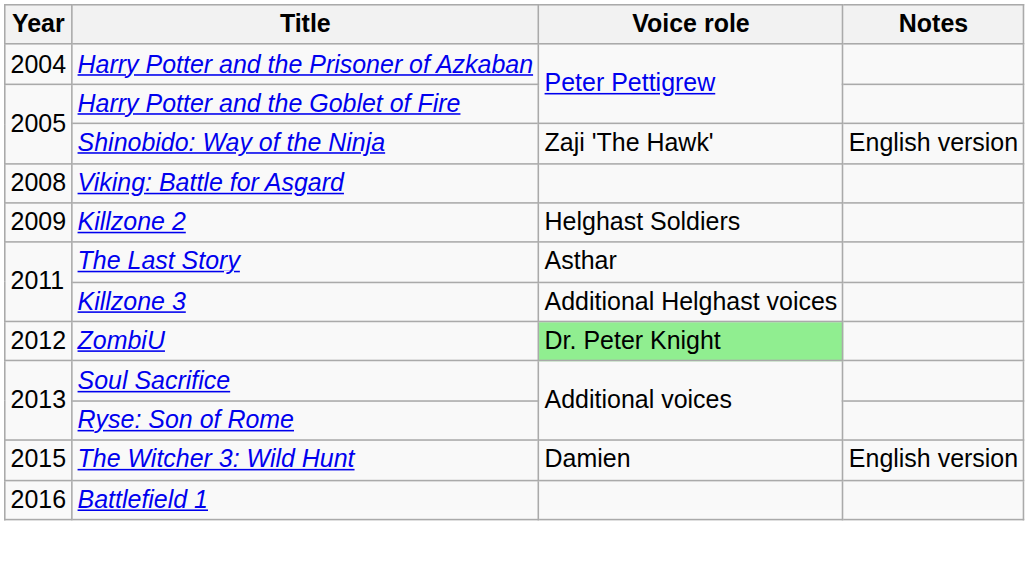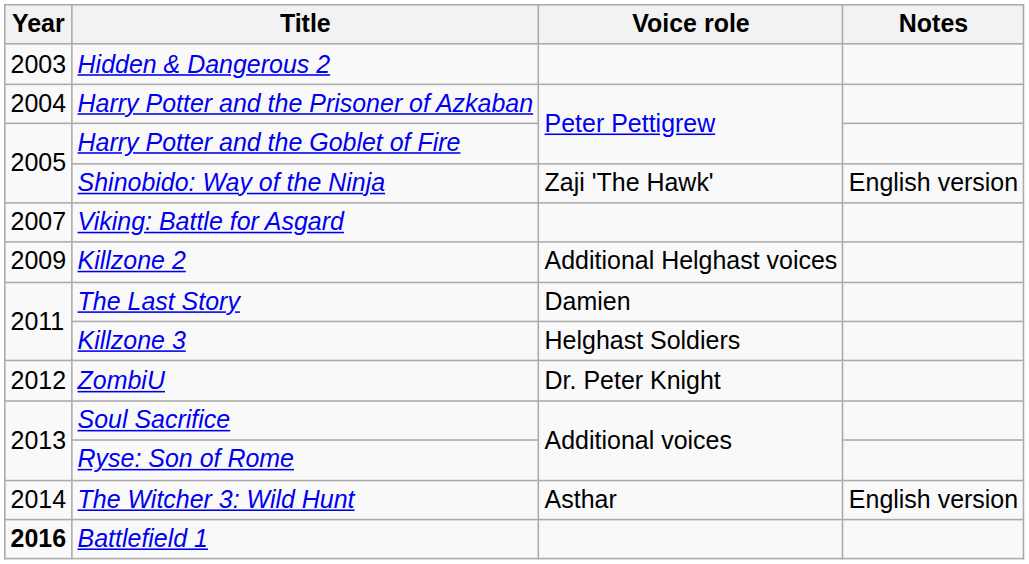+ row: (204, 63)
(38, 182) 2008 -> (38, 222) 2007
(642, 222) Helghast Soldiers -> (691, 261) Additional Helghast voices
(581, 261) Asthar -> (588, 301) Damien
(691, 301) Additional Helghast voices -> (642, 340) Helghast Soldiers
(633, 340) lightgreen background -> (633, 380) no background
(38, 459) 2015 -> (38, 499) 2014
(588, 459) Damien -> (581, 499) Asthar
(38, 499) normal -> (38, 538) bold
